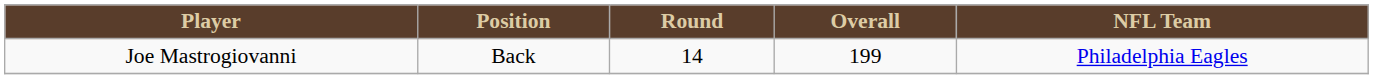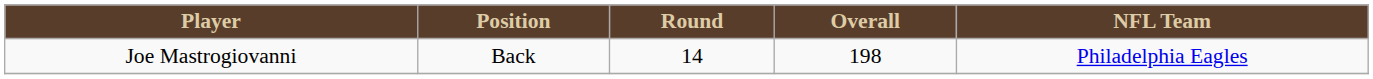(865, 55) 199 -> (865, 55) 198
